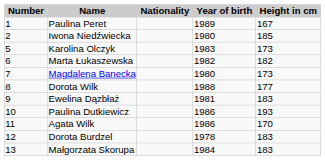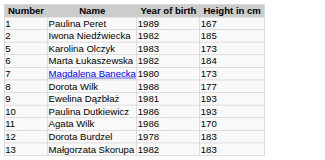- column: (165, 11)
(205, 36) 1980 -> (148, 36) 1982
(265, 61) 182 -> (209, 61) 184
(265, 99) 183 -> (209, 99) 193
(205, 149) 1984 -> (148, 149) 1982
